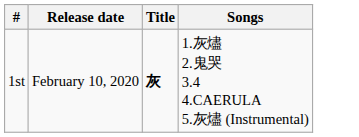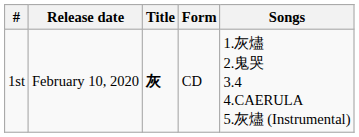+ column: (199, 16)
